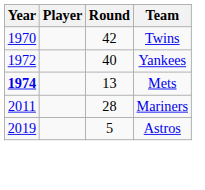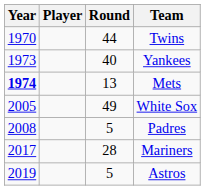(109, 38) 42 -> (109, 38) 44
(22, 60) 1972 -> (22, 60) 1973
+ row: (167, 106)
+ row: (167, 128)
(22, 106) 2011 -> (22, 151) 2017
